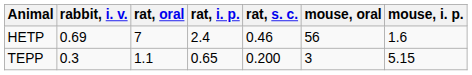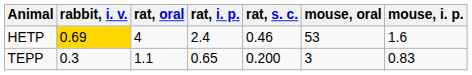(73, 37) no background -> (73, 37) gold background
(138, 37) 7 -> (138, 37) 4
(312, 37) 56 -> (312, 37) 53
(401, 59) 5.15 -> (401, 59) 0.83
